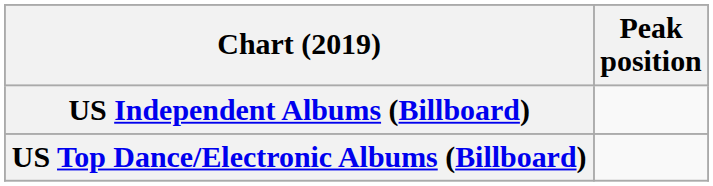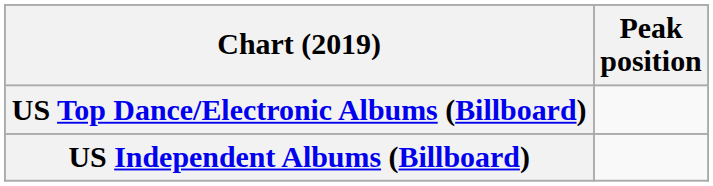rows swapped: (299, 109) <-> (299, 156)
